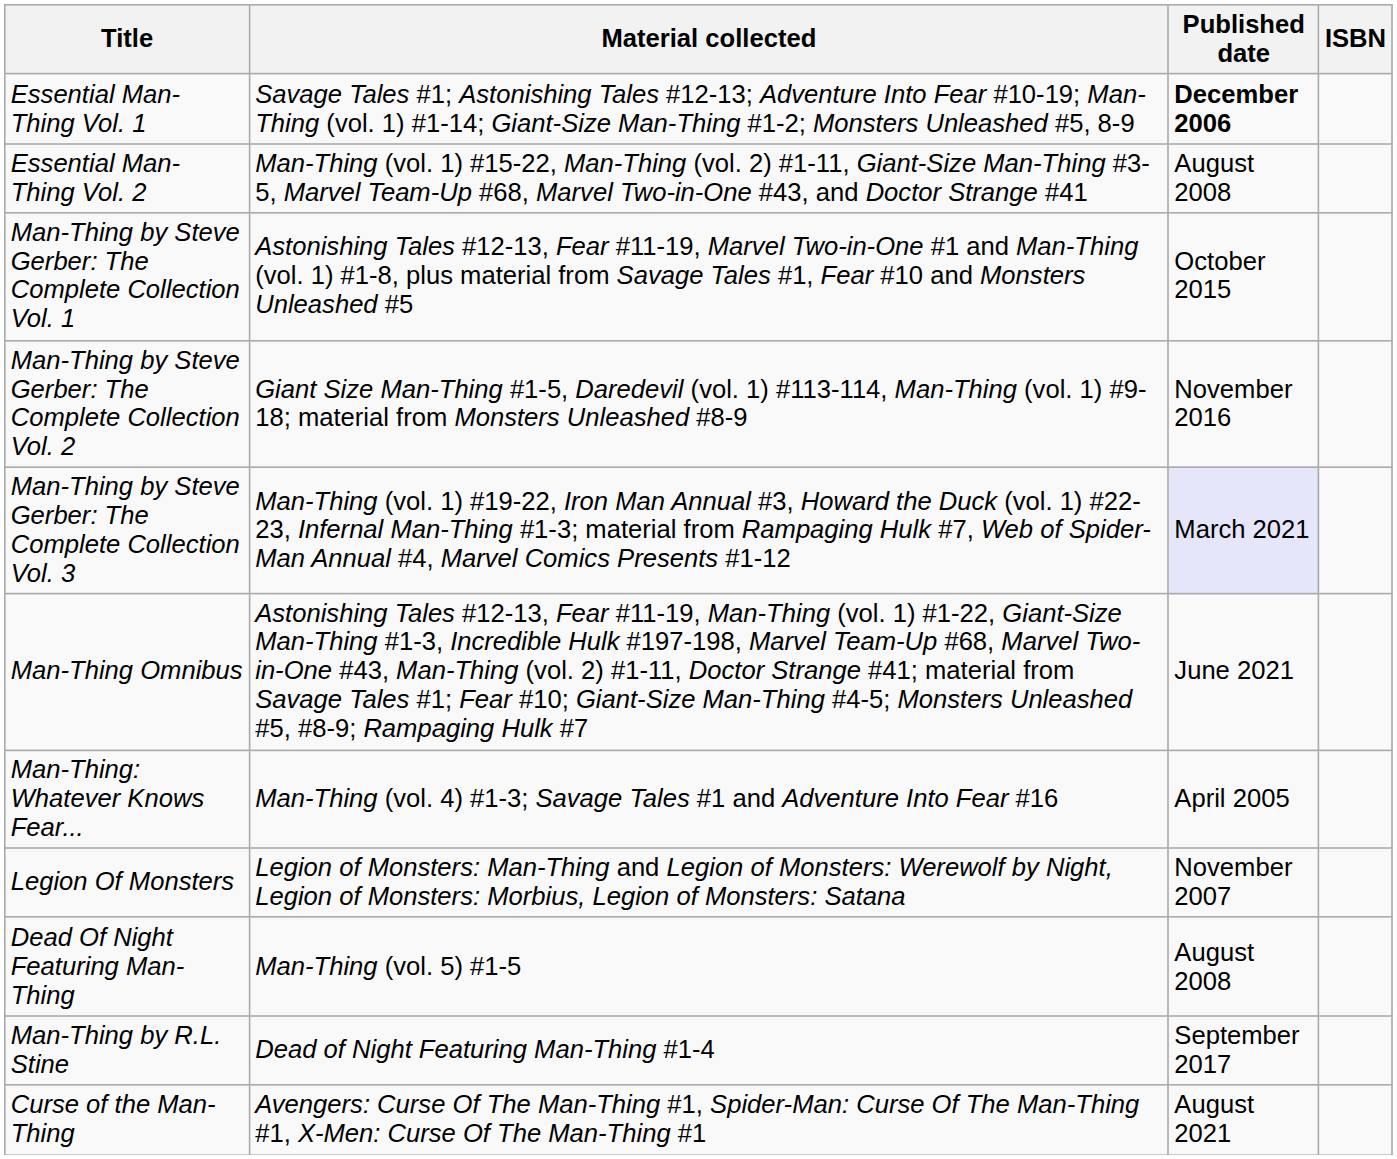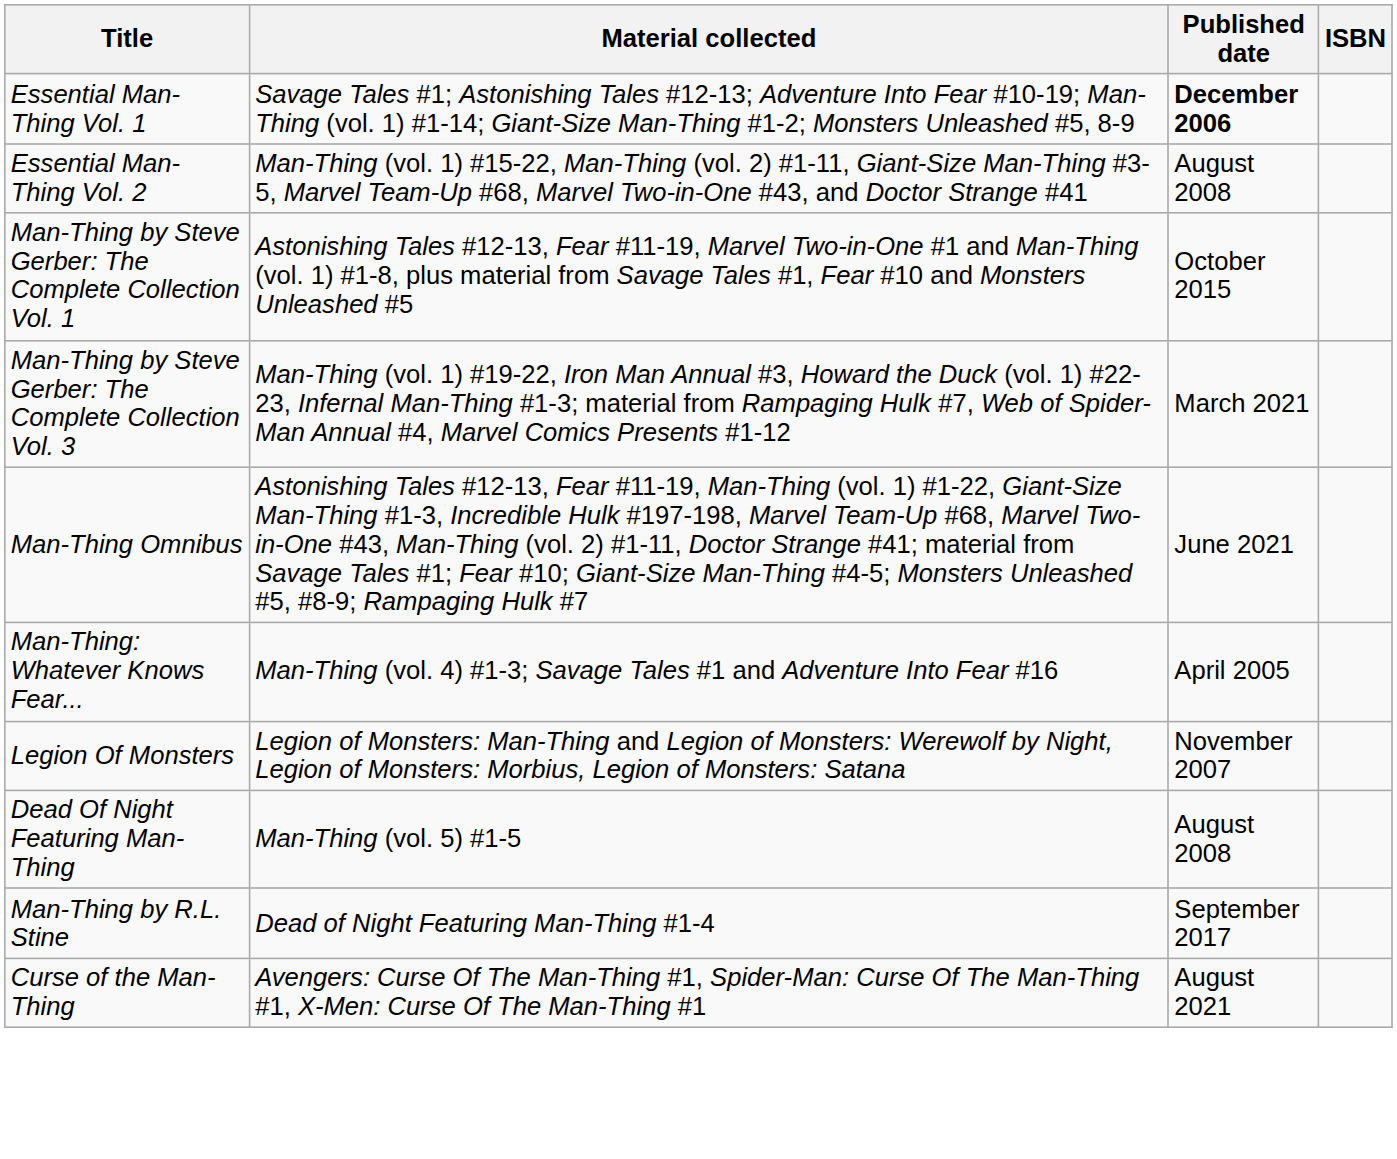- row: (125, 403)
(1242, 530) lavender background -> (1242, 403) no background
